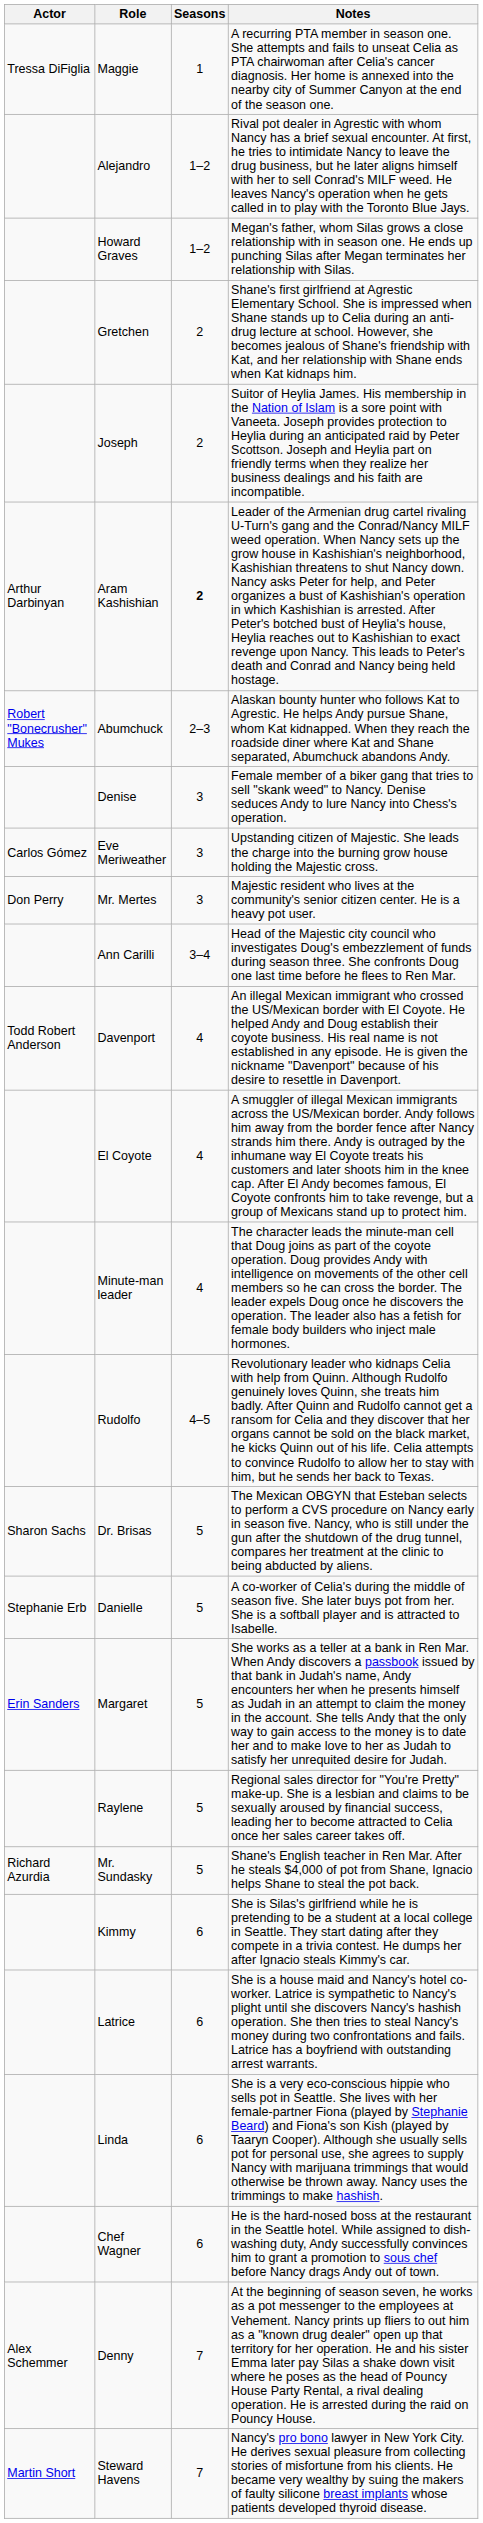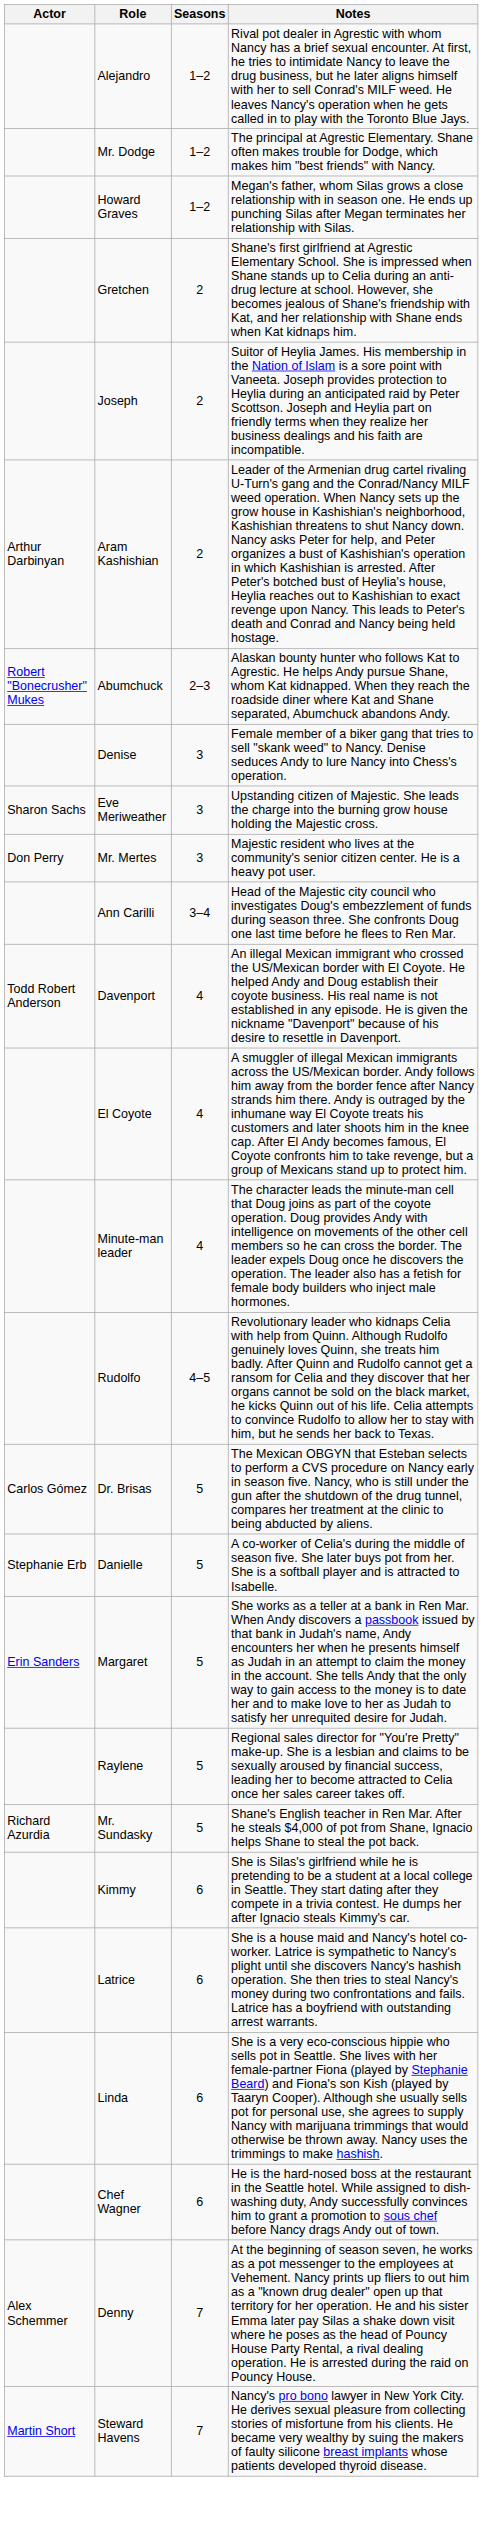- row: (118, 69)
+ row: (126, 152)
(200, 596) bold -> (200, 554) normal
(47, 852) Carlos Gómez -> (46, 810) Sharon Sachs
(46, 1531) Sharon Sachs -> (47, 1489) Carlos Gómez
